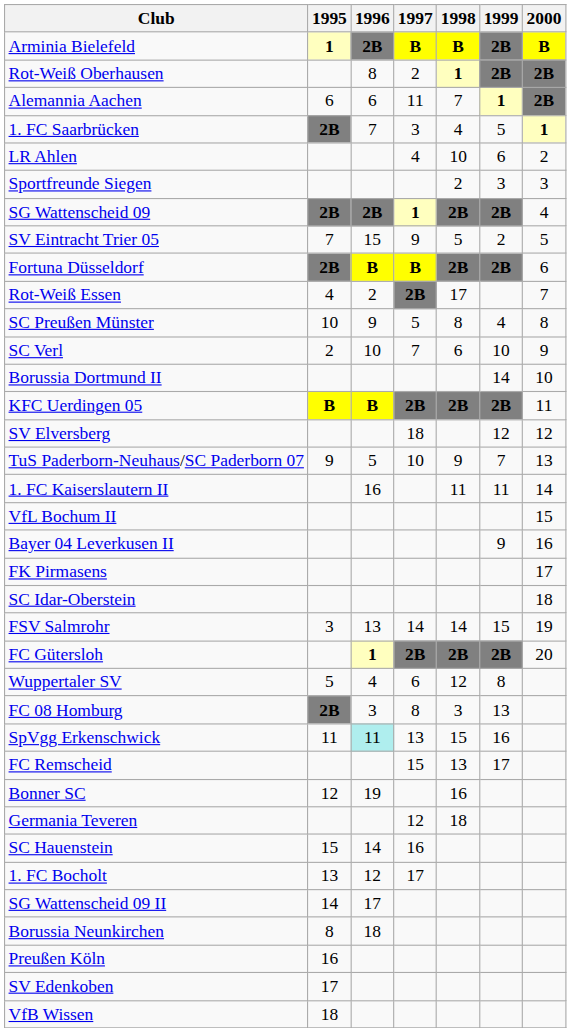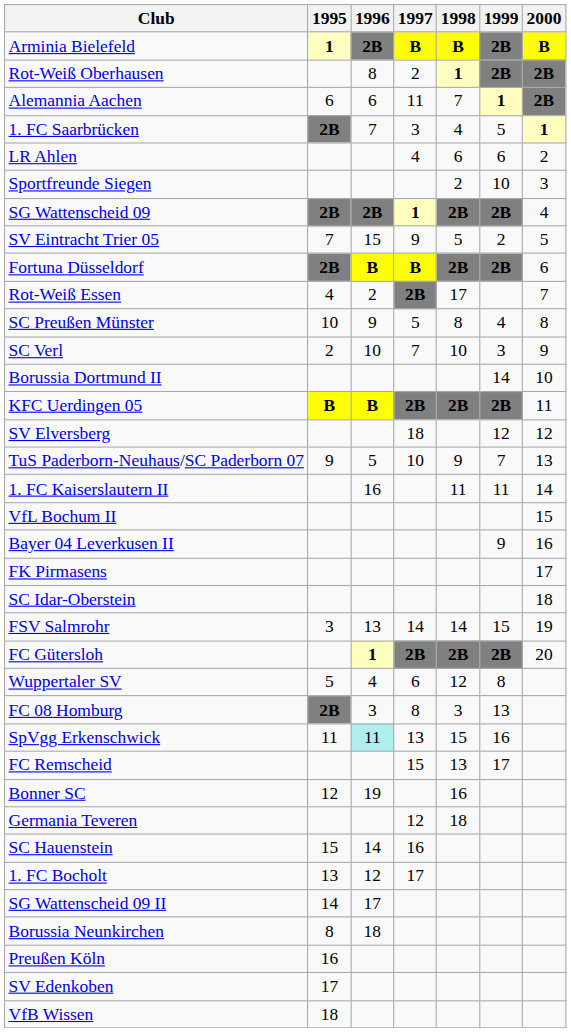(458, 156) 10 -> (458, 156) 6
(501, 184) 3 -> (501, 184) 10
(458, 350) 6 -> (458, 350) 10
(501, 350) 10 -> (501, 350) 3
